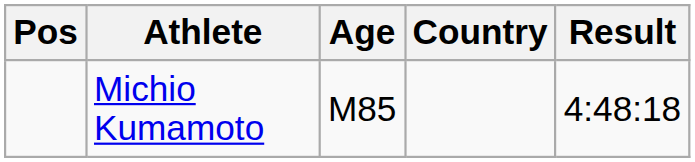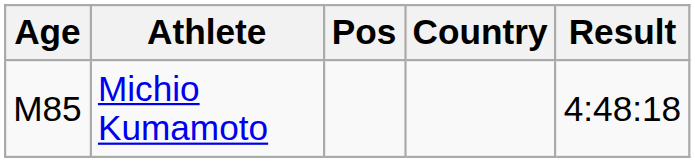columns swapped: (45, 32) <-> (362, 32)
